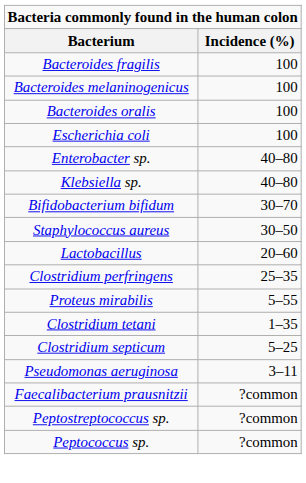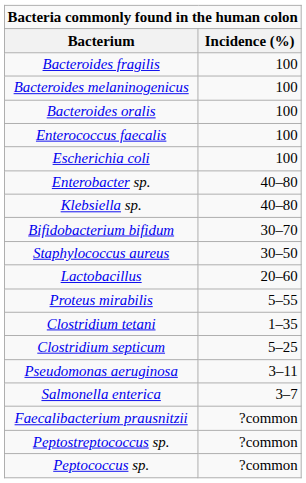+ row: (101, 135)
- row: (101, 276)
+ row: (101, 394)
